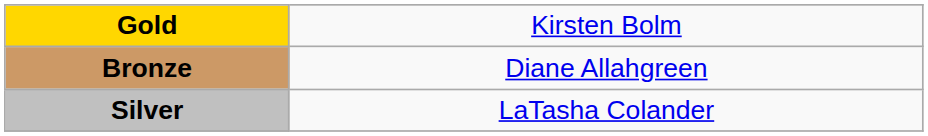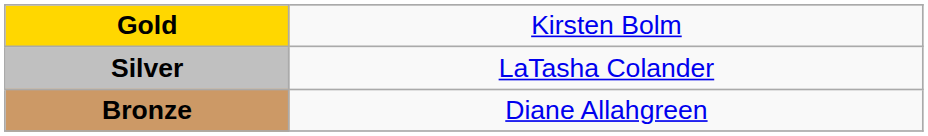rows swapped: (147, 109) <-> (147, 67)
